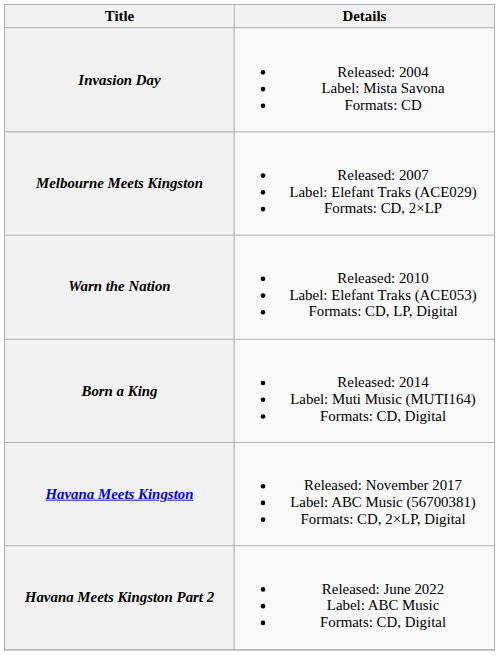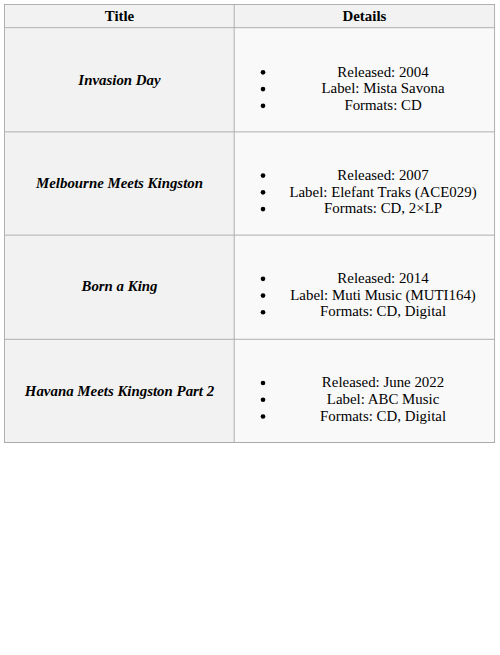- row: (119, 287)
- row: (119, 494)
